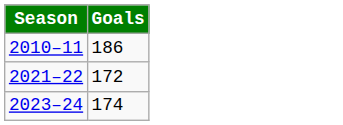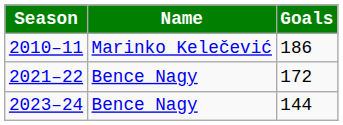+ column: (182, 19)
(107, 106) 174 -> (296, 106) 144
